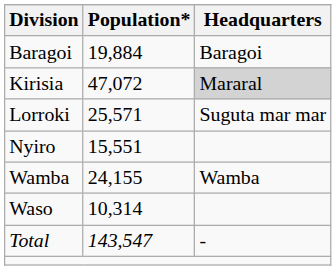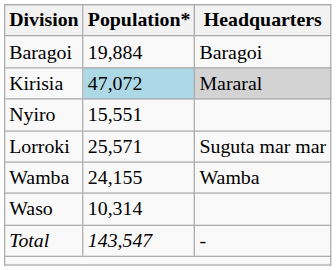(115, 83) no background -> (115, 83) lightblue background
rows swapped: (39, 114) <-> (32, 146)
